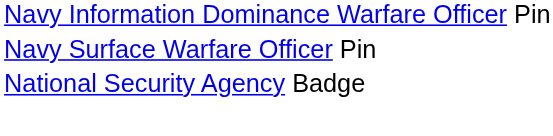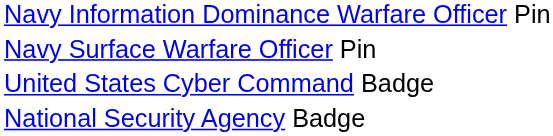+ row: (219, 84)
